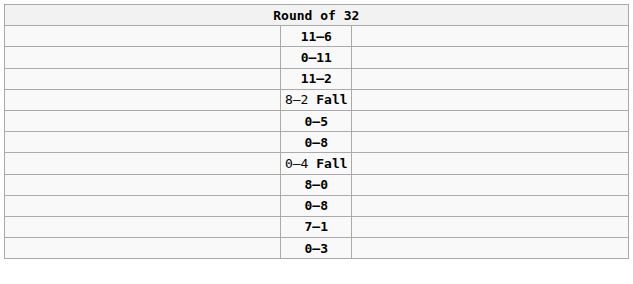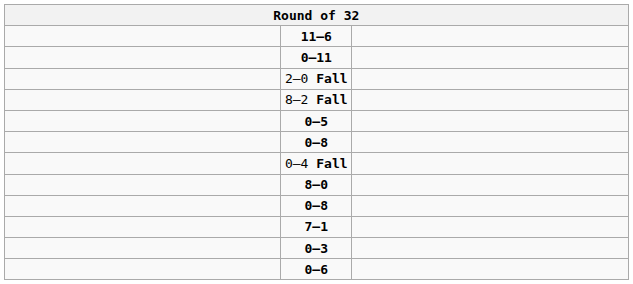+ row: (143, 79)
- row: (143, 79)
+ row: (143, 269)
